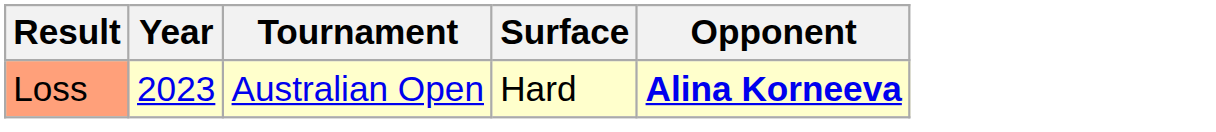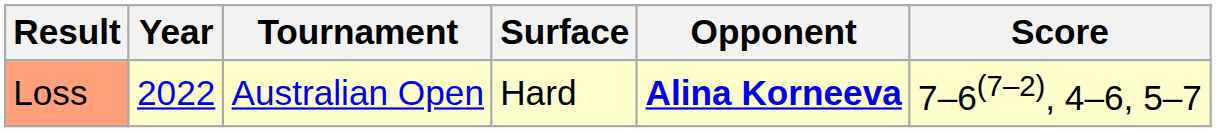+ column: (1060, 32)
(176, 88) 2023 -> (176, 92) 2022
